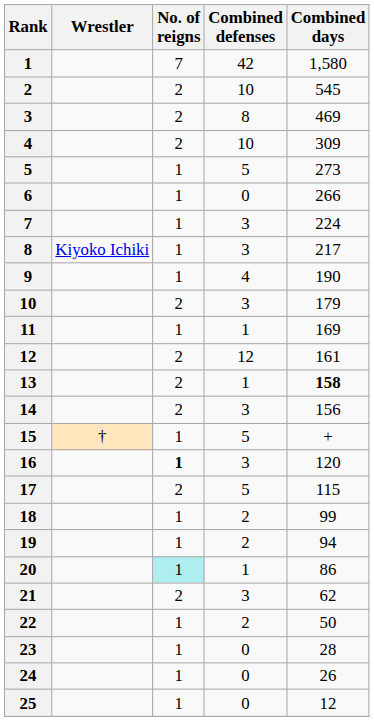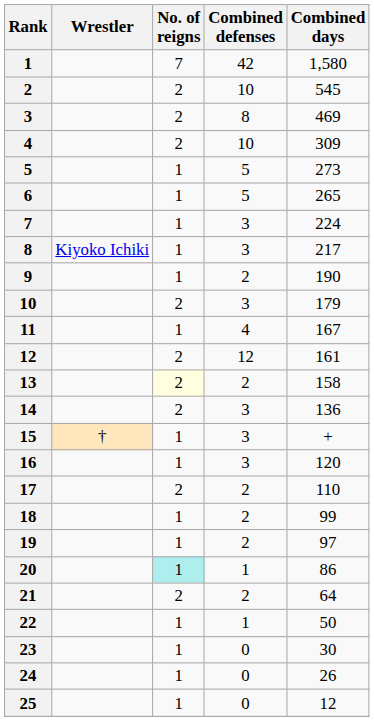(246, 196) 0 -> (246, 196) 5
(328, 196) 266 -> (328, 196) 265
(246, 276) 4 -> (246, 276) 2
(246, 329) 1 -> (246, 329) 4
(328, 329) 169 -> (328, 329) 167
(179, 383) no background -> (179, 383) lightyellow background
(246, 383) 1 -> (246, 383) 2
(328, 383) bold -> (328, 383) normal
(328, 409) 156 -> (328, 409) 136
(246, 436) 5 -> (246, 436) 3
(179, 463) bold -> (179, 463) normal
(246, 489) 5 -> (246, 489) 2
(328, 489) 115 -> (328, 489) 110
(328, 542) 94 -> (328, 542) 97
(246, 596) 3 -> (246, 596) 2
(328, 596) 62 -> (328, 596) 64
(246, 622) 2 -> (246, 622) 1
(328, 649) 28 -> (328, 649) 30
